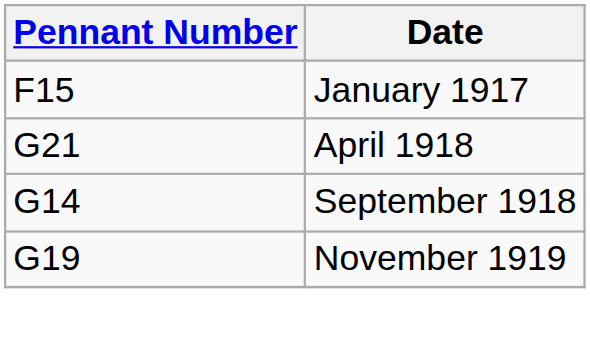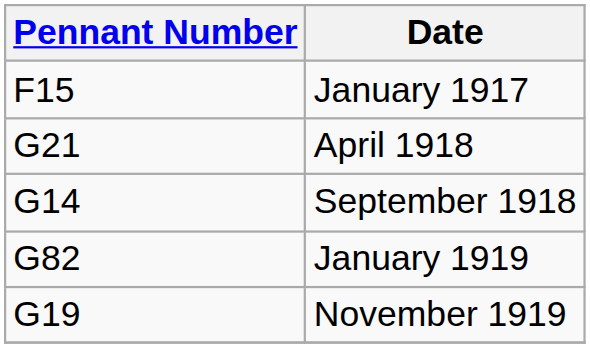+ row: (421, 257)
